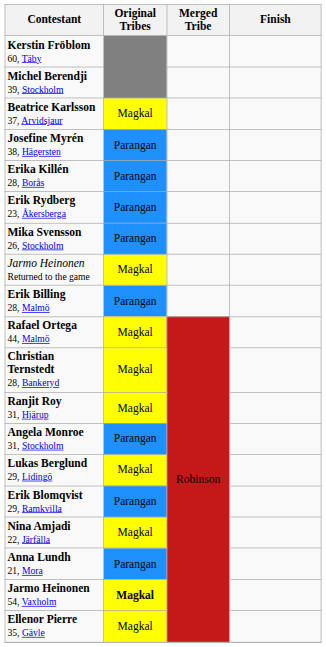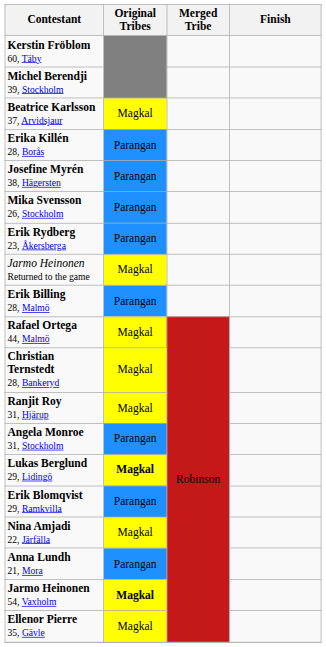rows swapped: (38, 176) <-> (45, 145)
rows swapped: (44, 238) <-> (41, 207)
(135, 470) normal -> (135, 470) bold
